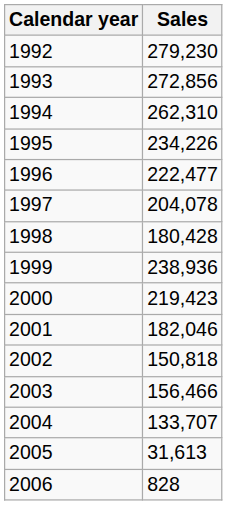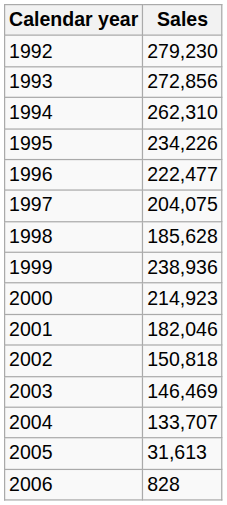(183, 205) 204,078 -> (183, 205) 204,075
(183, 236) 180,428 -> (183, 236) 185,628
(183, 298) 219,423 -> (183, 298) 214,923
(183, 391) 156,466 -> (183, 391) 146,469
